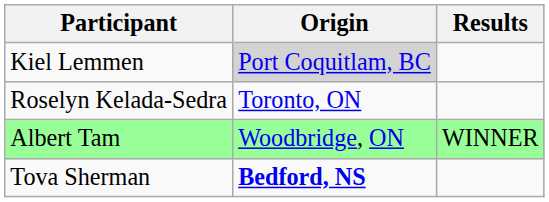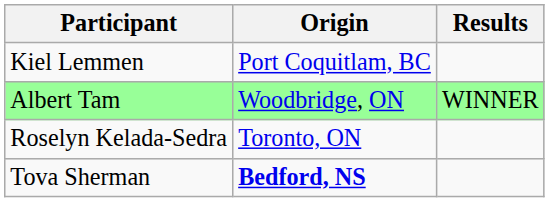(334, 61) lightgrey background -> (334, 61) no background
rows swapped: (119, 100) <-> (65, 138)
